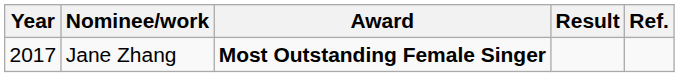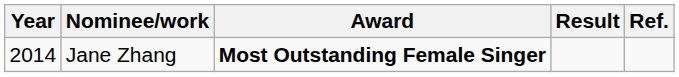(33, 54) 2017 -> (33, 54) 2014
